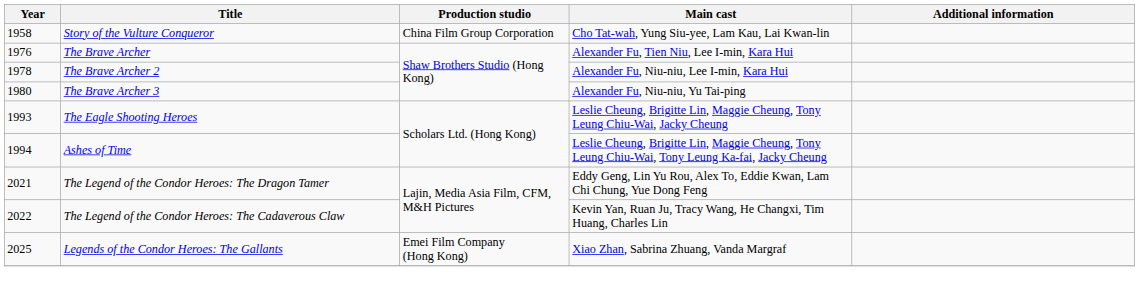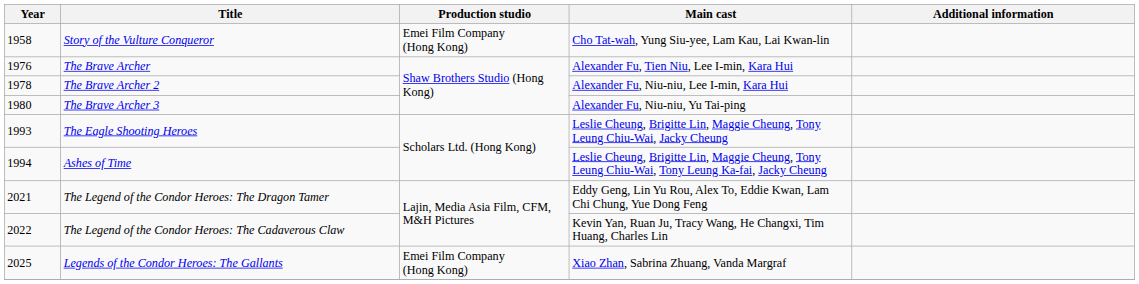(478, 33) China Film Group Corporation -> (454, 40) Emei Film Company (Hong Kong)
